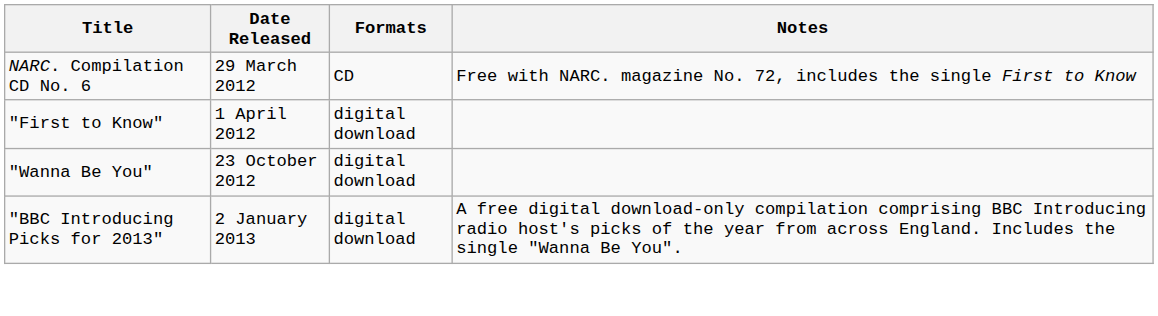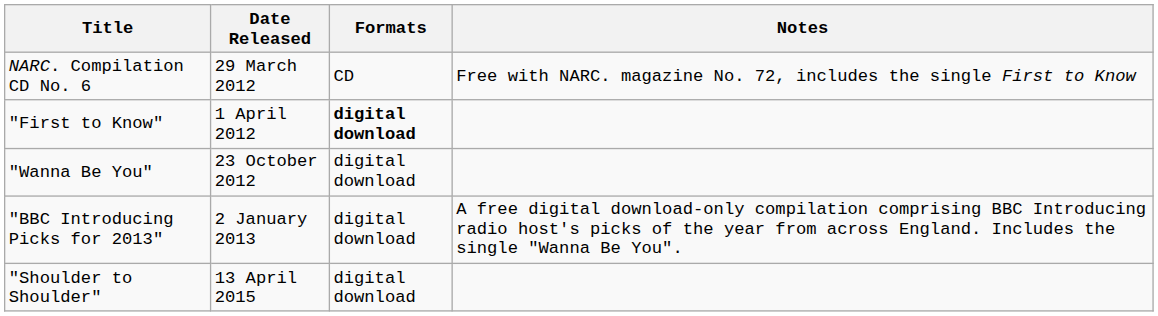(375, 124) normal -> (375, 124) bold
+ row: (71, 287)
